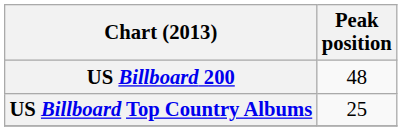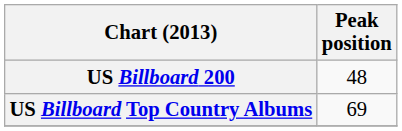(357, 109) 25 -> (357, 109) 69
